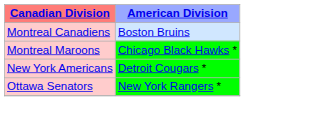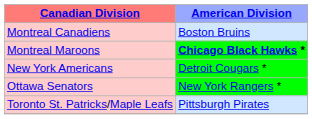(178, 50) normal -> (242, 50) bold
+ row: (90, 104)
